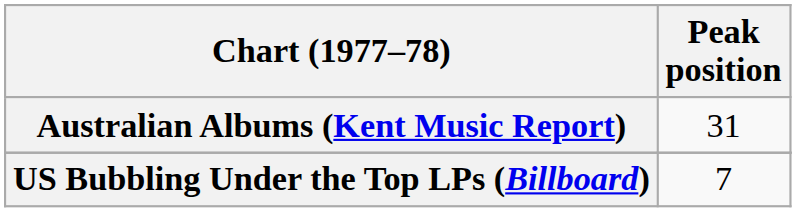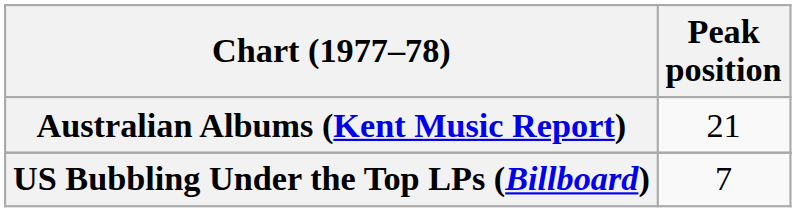(724, 124) 31 -> (724, 124) 21
